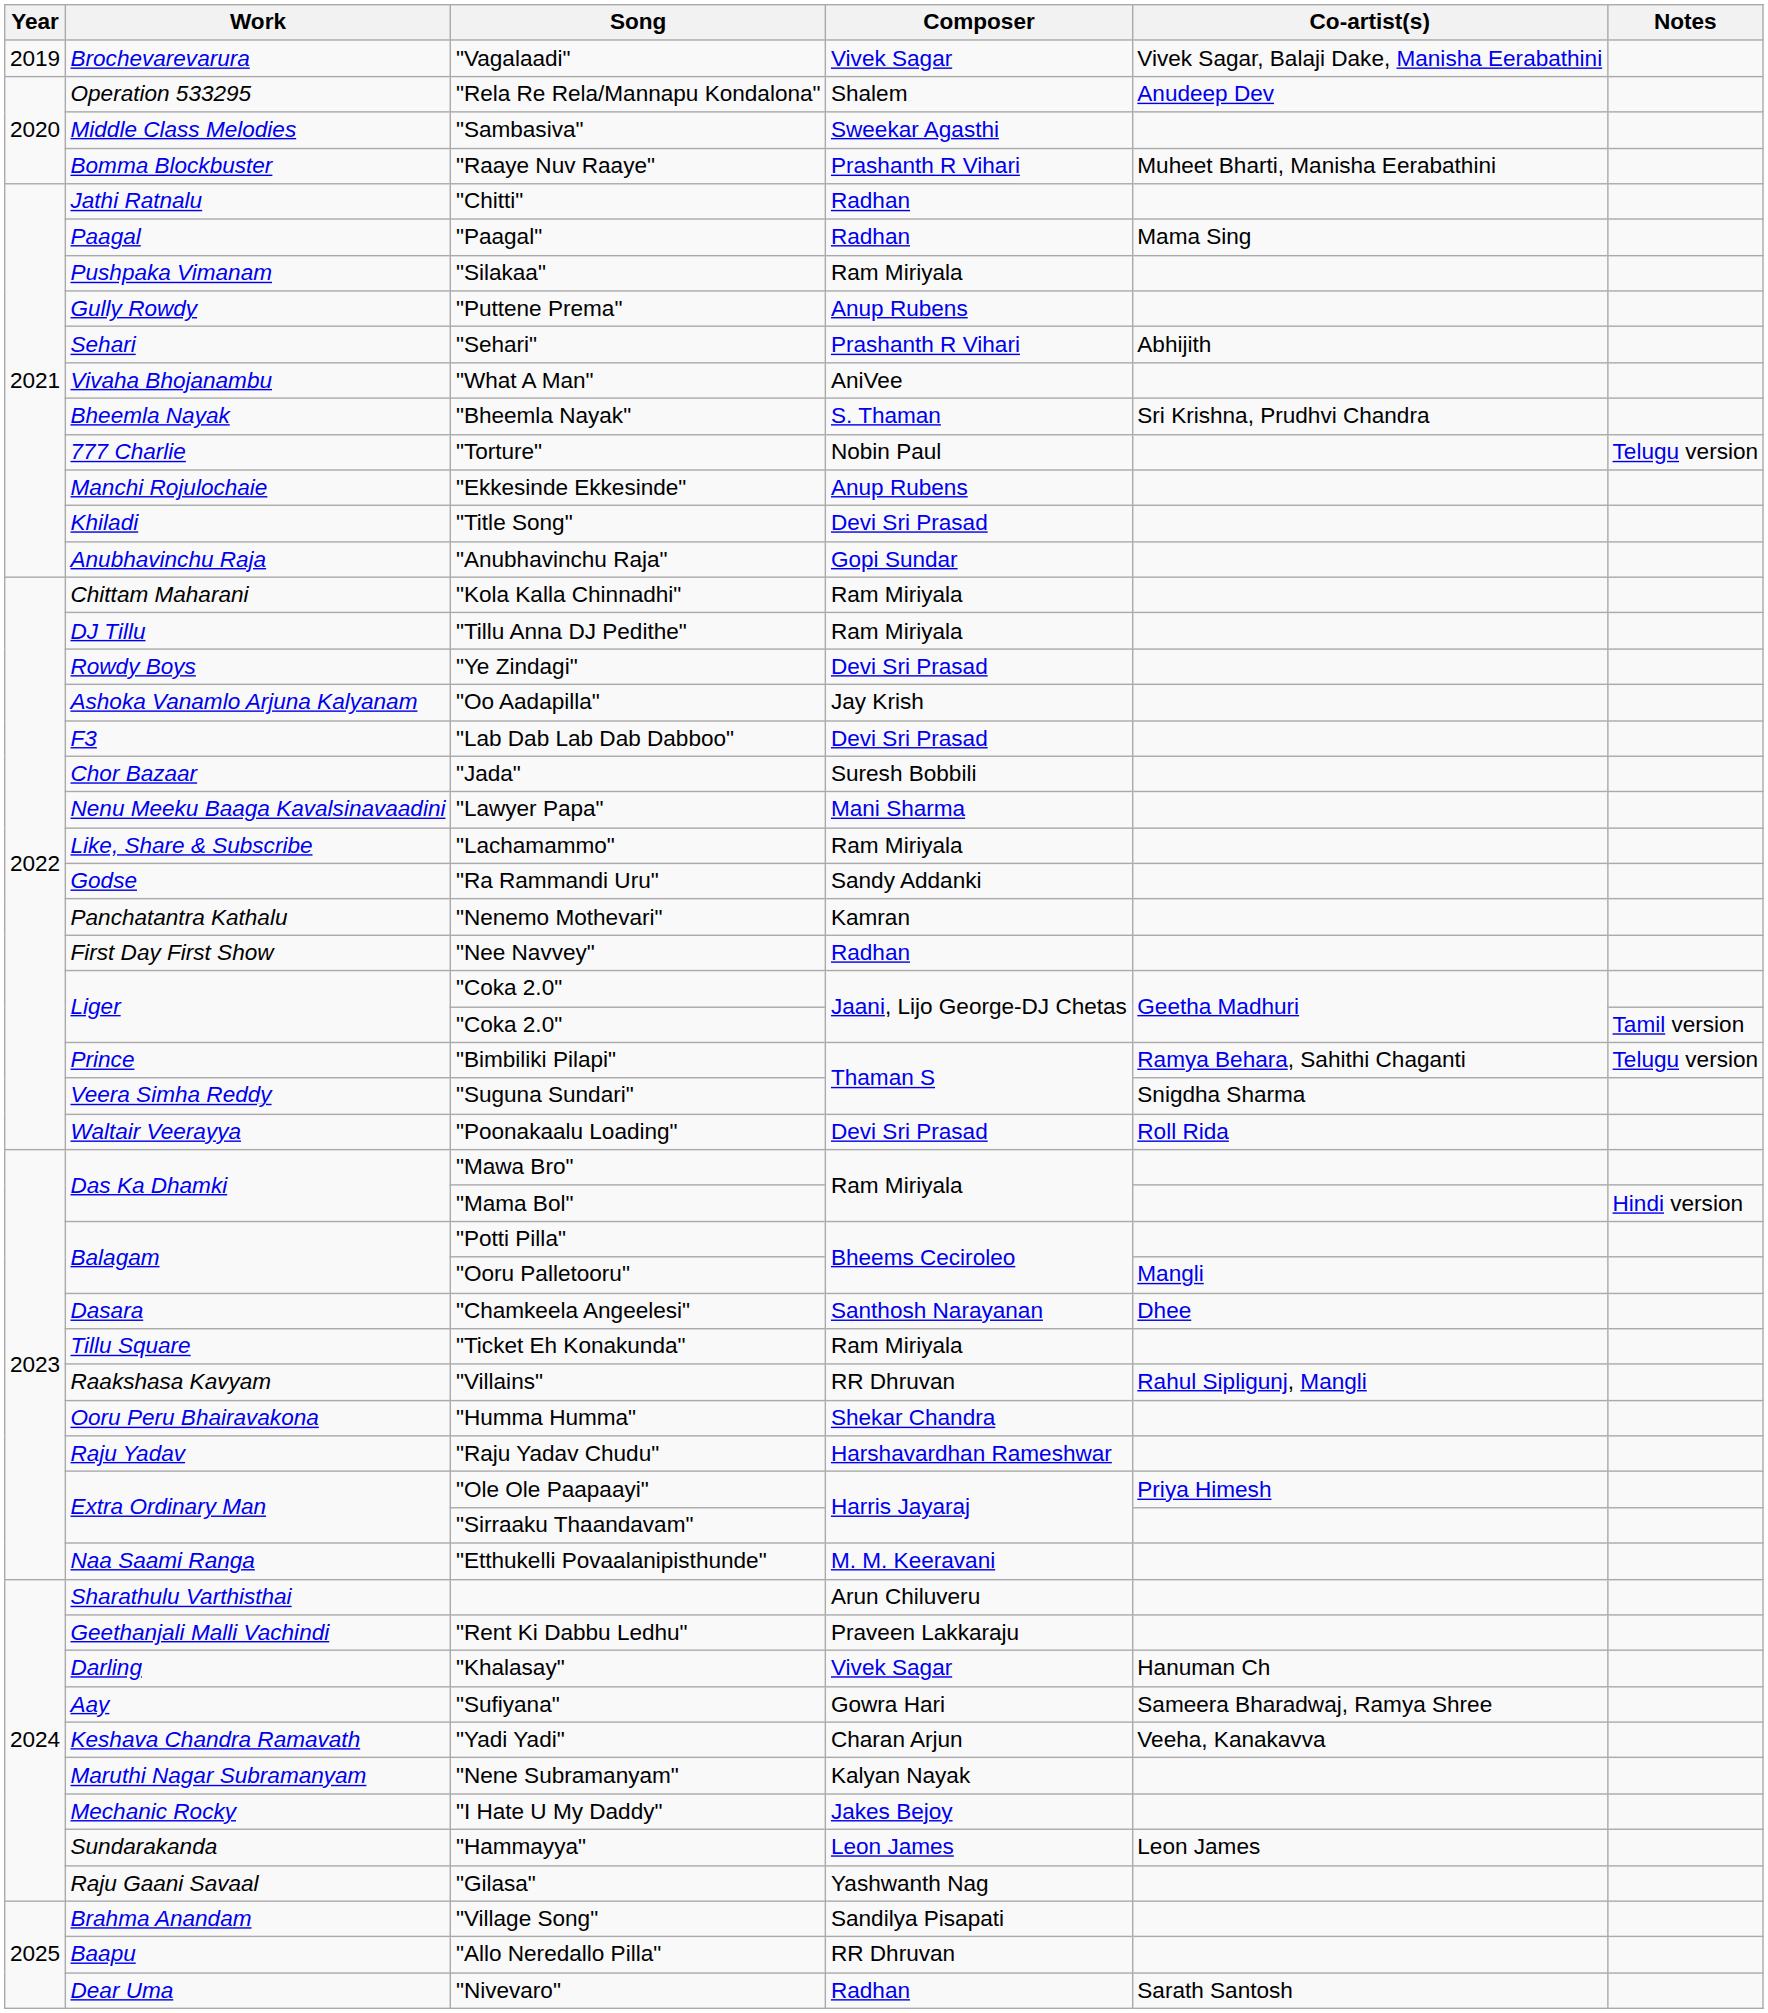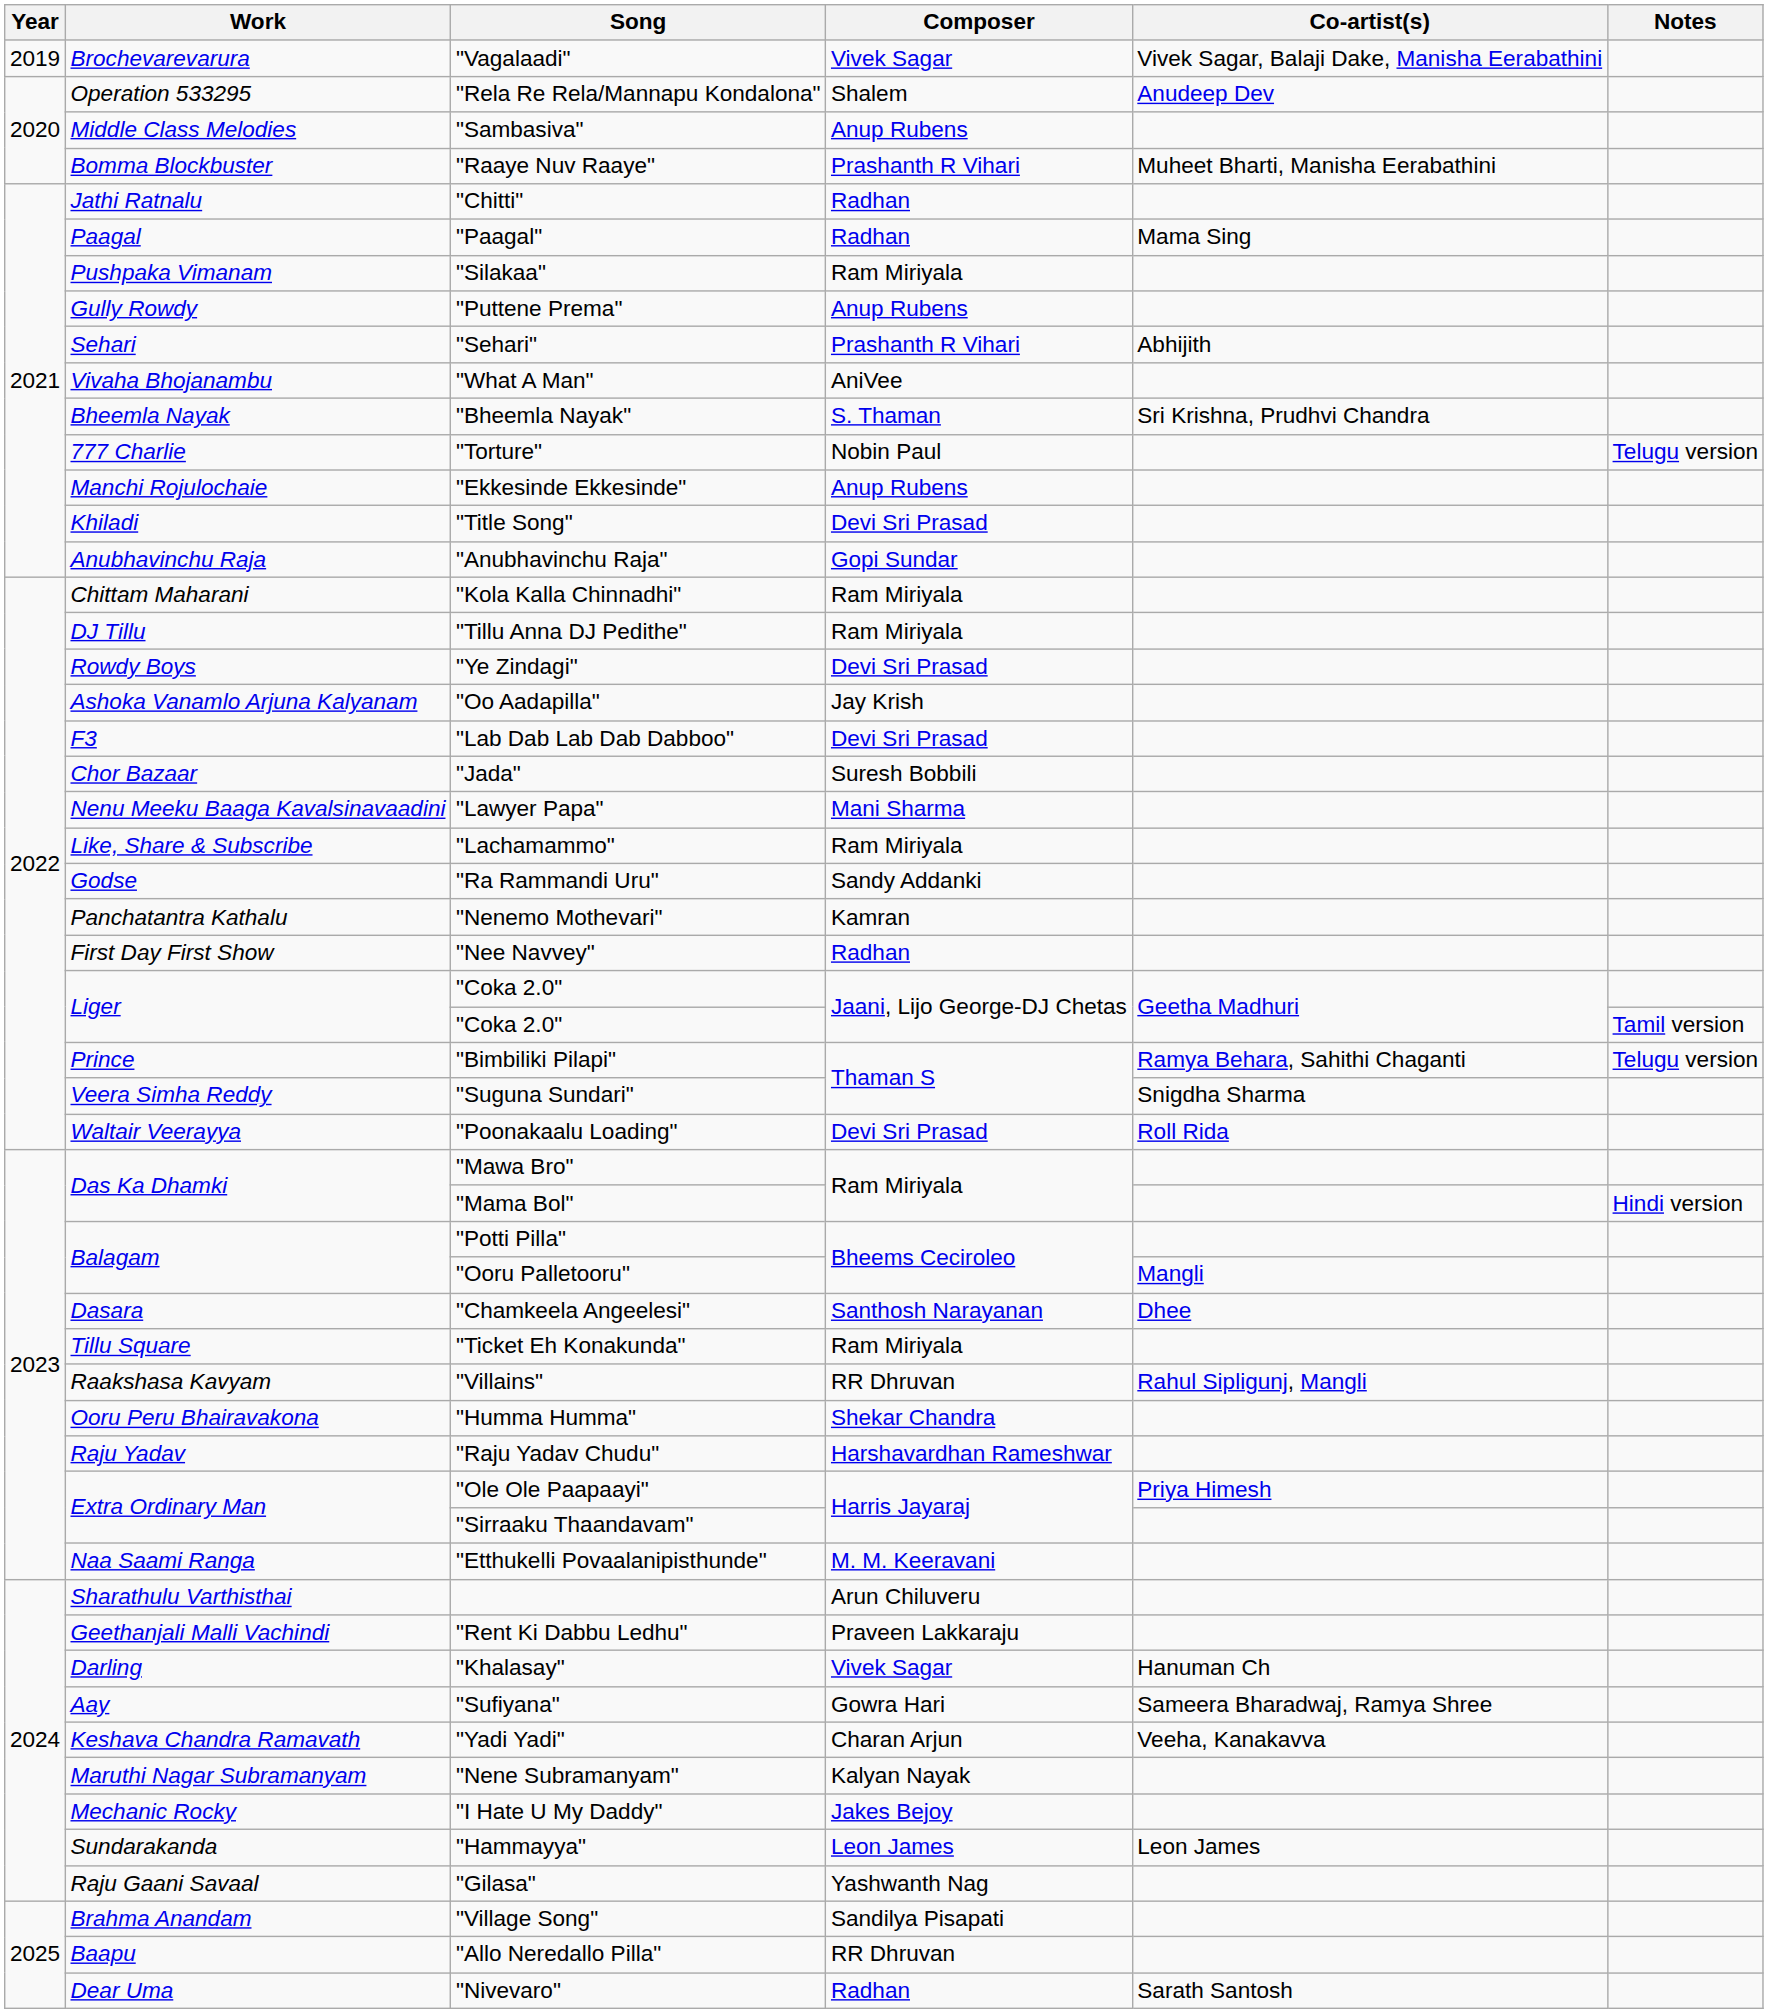(915, 129) Sweekar Agasthi -> (899, 129) Anup Rubens
